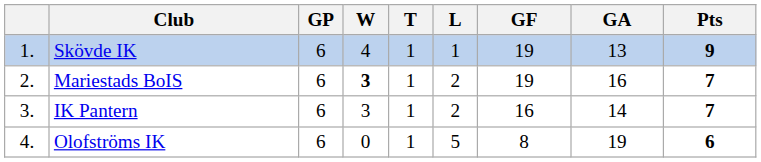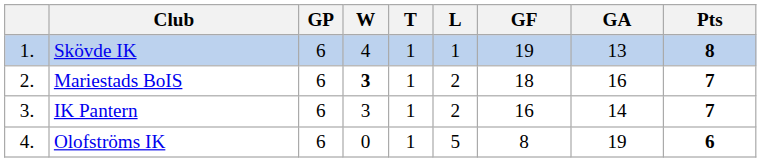(710, 50) 9 -> (710, 50) 8
(524, 80) 19 -> (524, 80) 18
